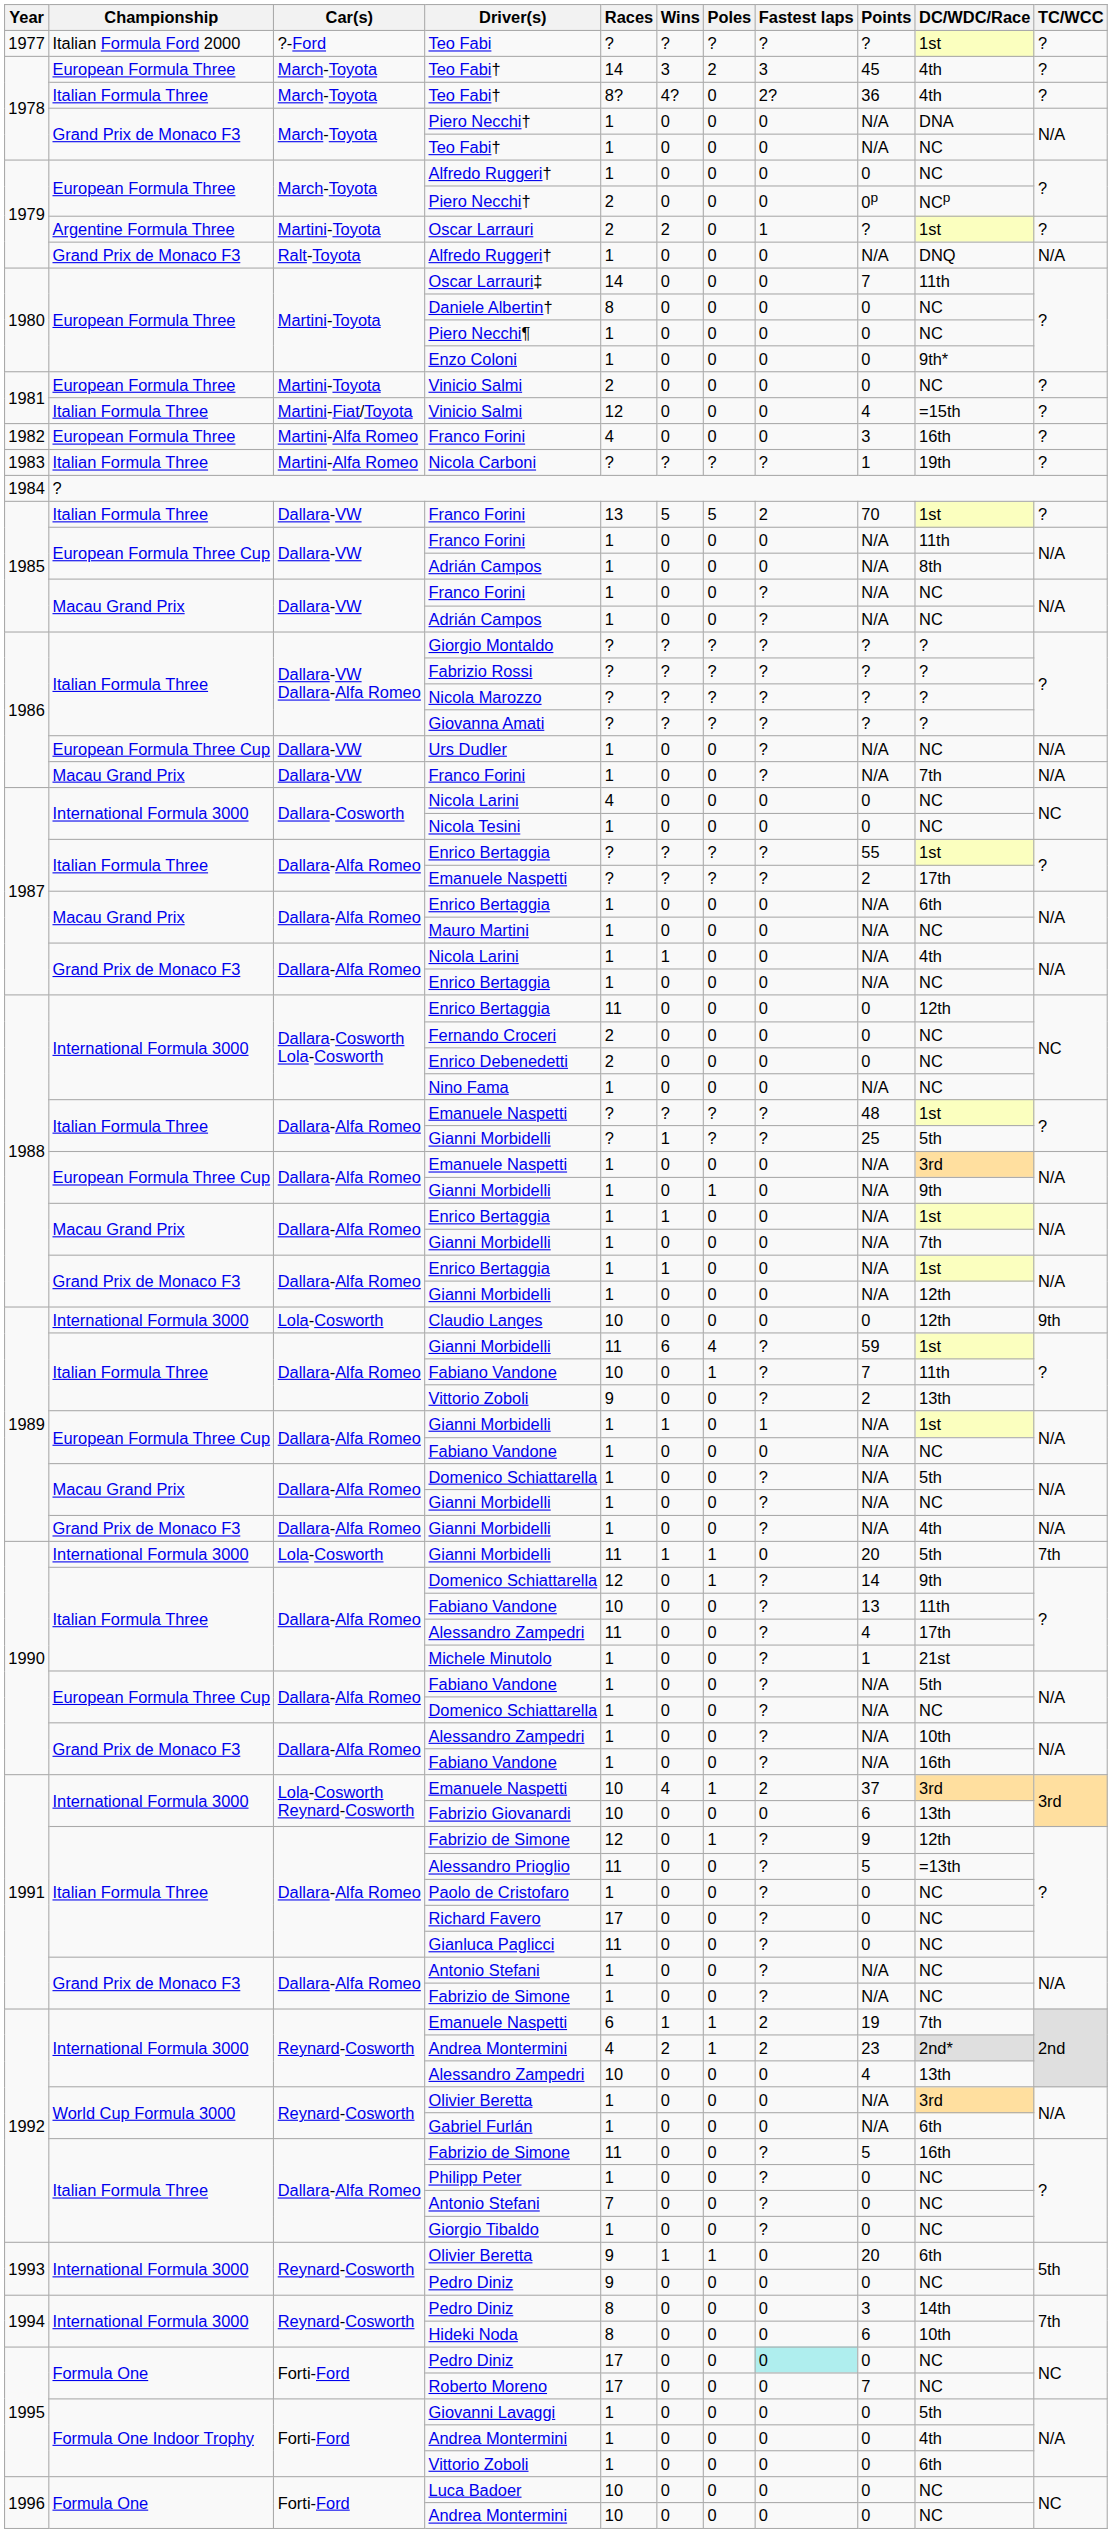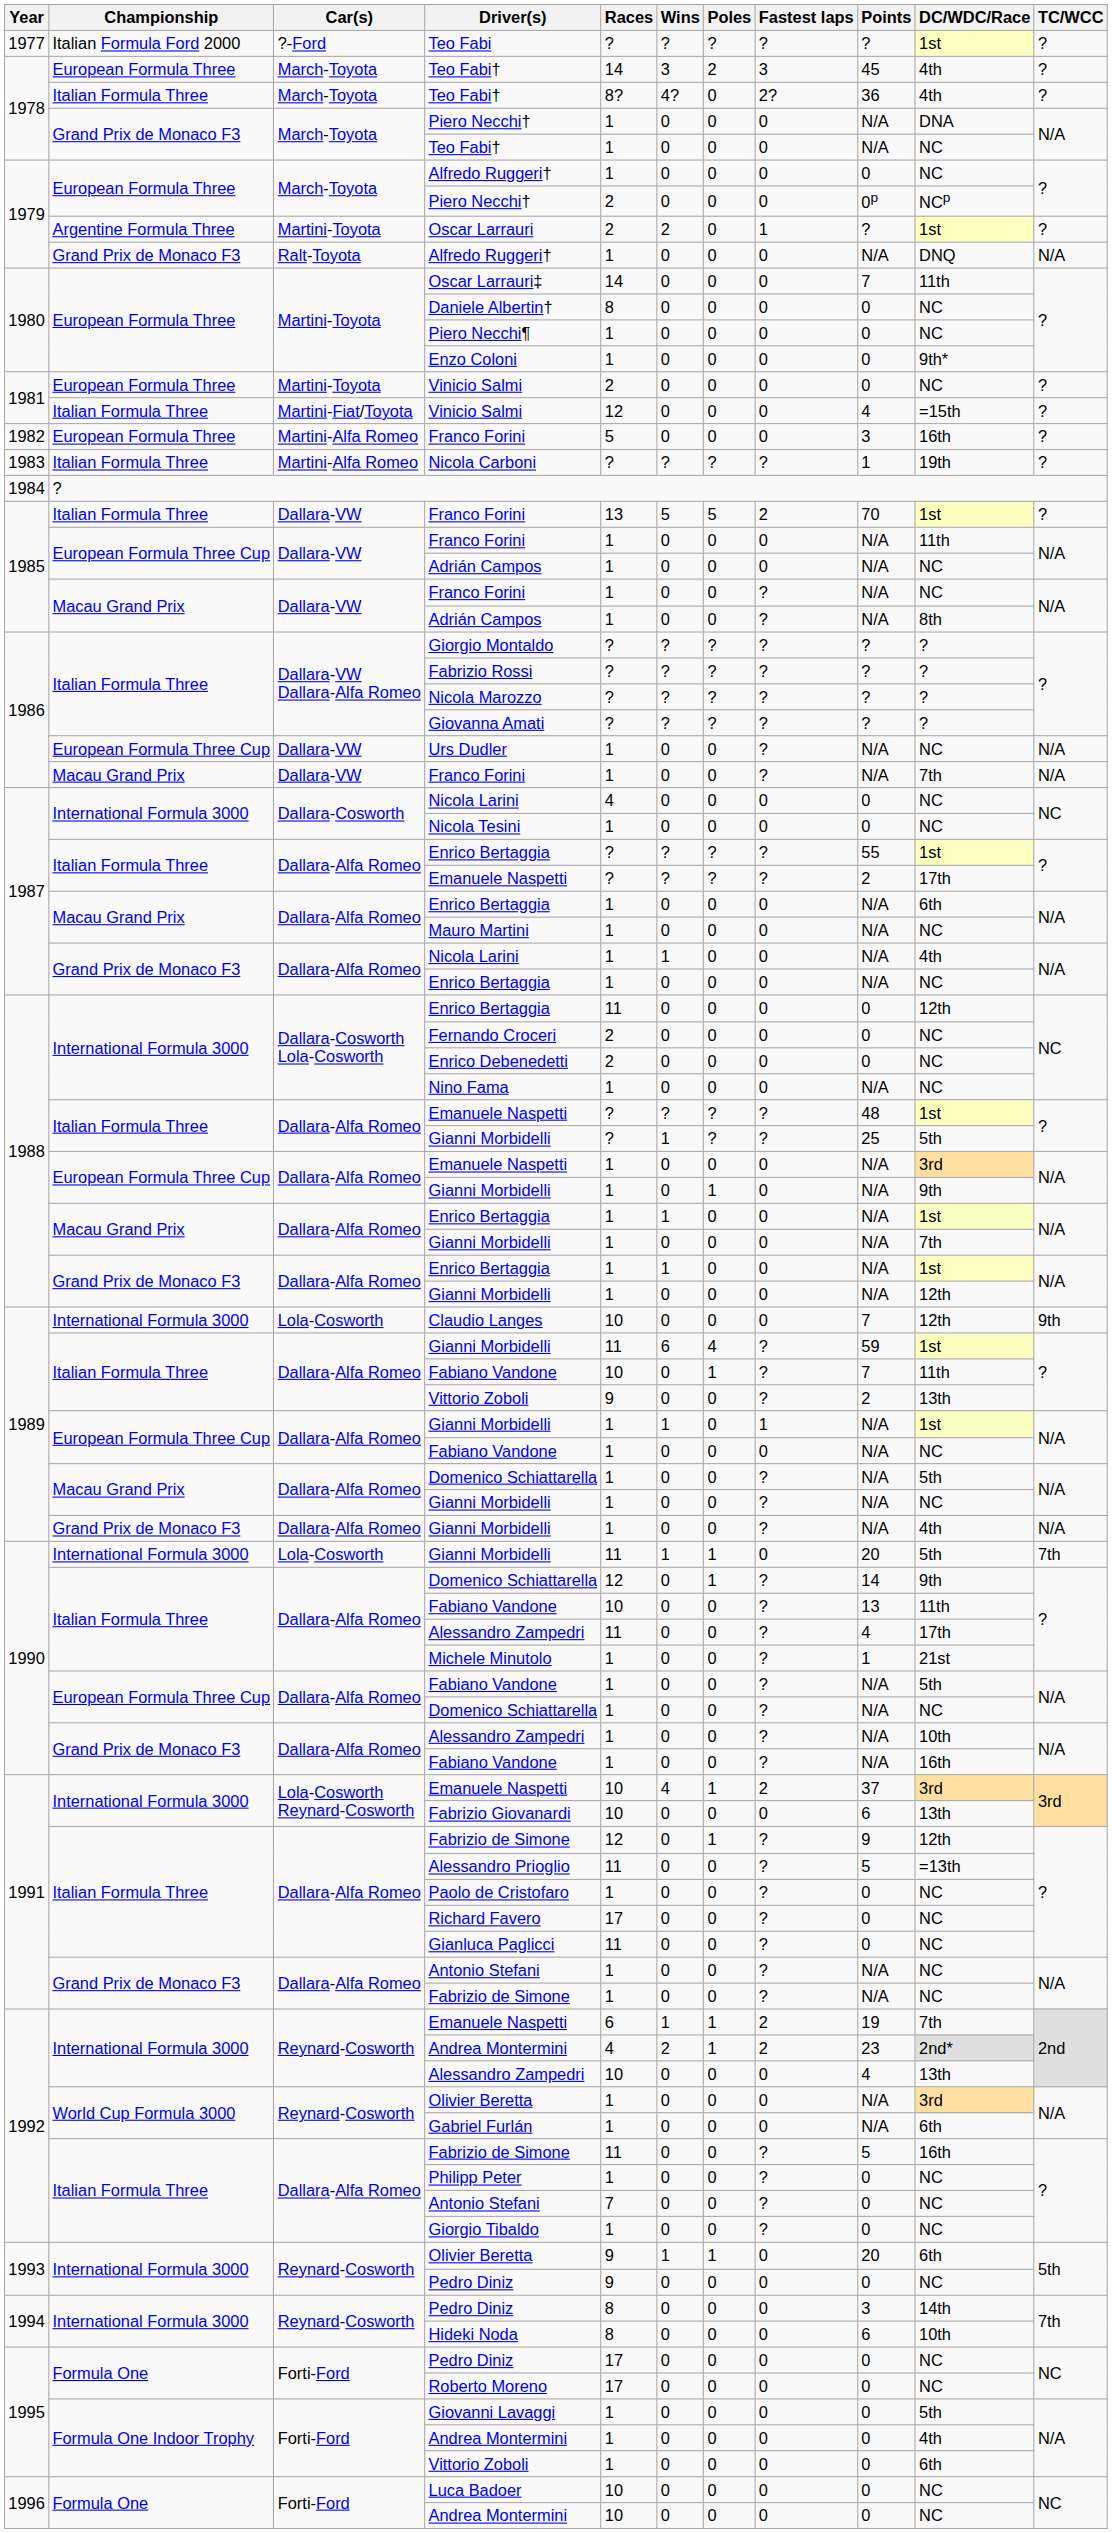(609, 437) 4 -> (609, 437) 5
(930, 567) 8th -> (931, 567) NC
(931, 619) NC -> (930, 619) 8th
(866, 1320) 0 -> (866, 1320) 7
(763, 2360) paleturquoise background -> (763, 2360) no background
(866, 2386) 7 -> (866, 2386) 0
